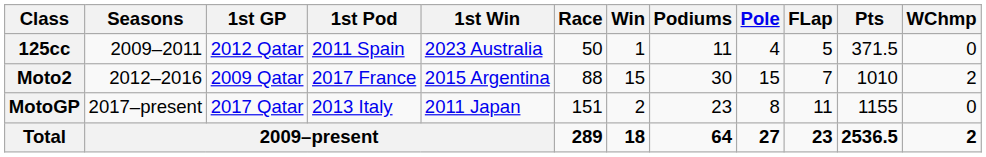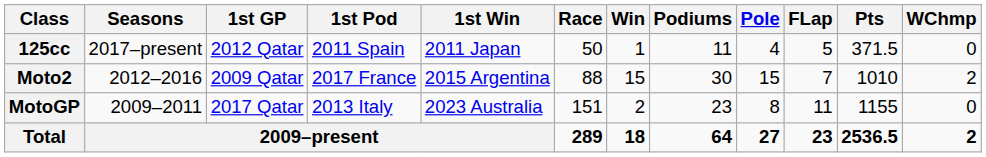(156, 48) 2009–2011 -> (145, 48) 2017–present
(484, 48) 2023 Australia -> (473, 48) 2011 Japan
(145, 107) 2017–present -> (156, 107) 2009–2011
(473, 107) 2011 Japan -> (484, 107) 2023 Australia
